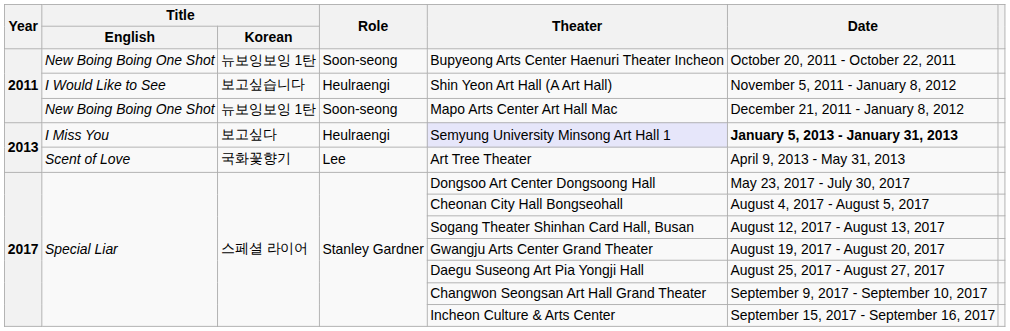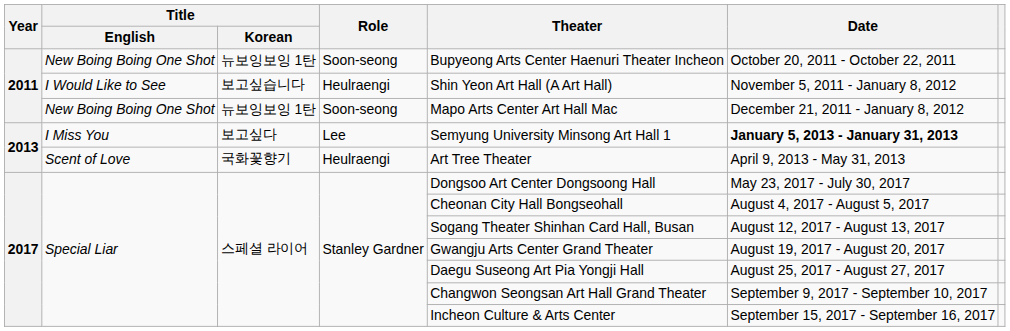(356, 135) Heulraengi -> (334, 135) Lee
(551, 135) lavender background -> (551, 135) no background
(334, 159) Lee -> (356, 159) Heulraengi
